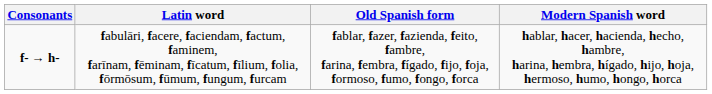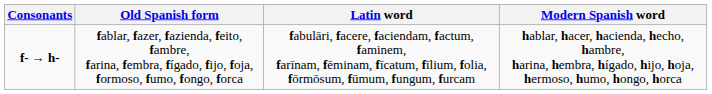columns swapped: (193, 14) <-> (405, 14)
